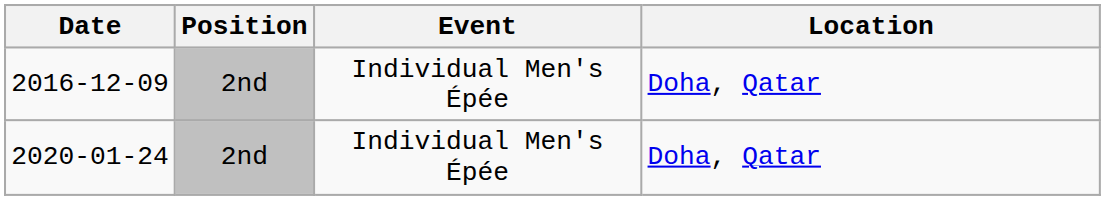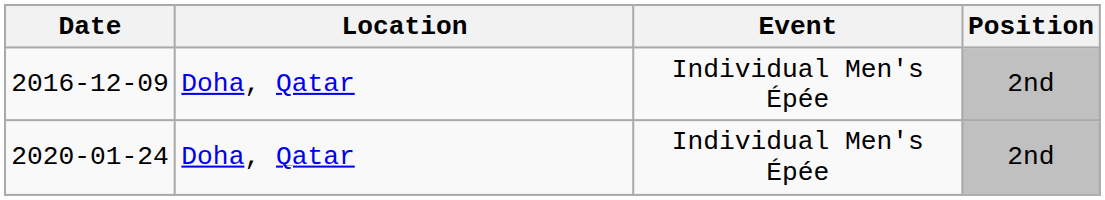columns swapped: (871, 26) <-> (244, 26)
